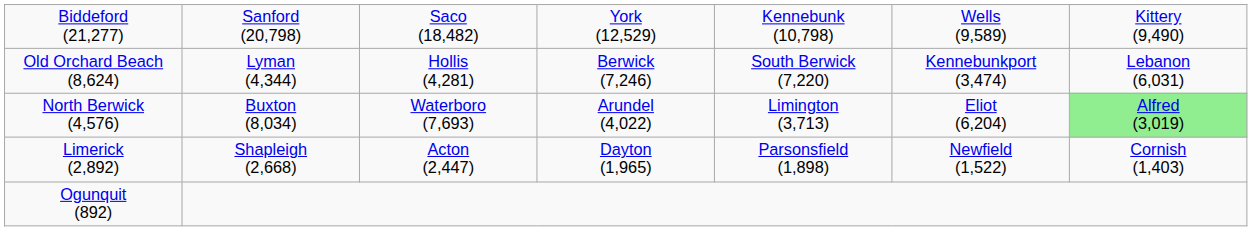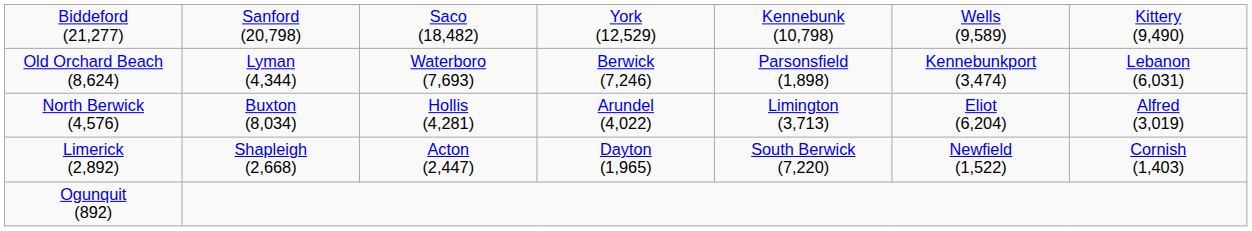(448, 70) Hollis (4,281) -> (448, 70) Waterboro (7,693)
(803, 70) South Berwick (7,220) -> (803, 70) Parsonsfield (1,898)
(448, 115) Waterboro (7,693) -> (448, 115) Hollis (4,281)
(1158, 115) lightgreen background -> (1158, 115) no background
(803, 159) Parsonsfield (1,898) -> (803, 159) South Berwick (7,220)
